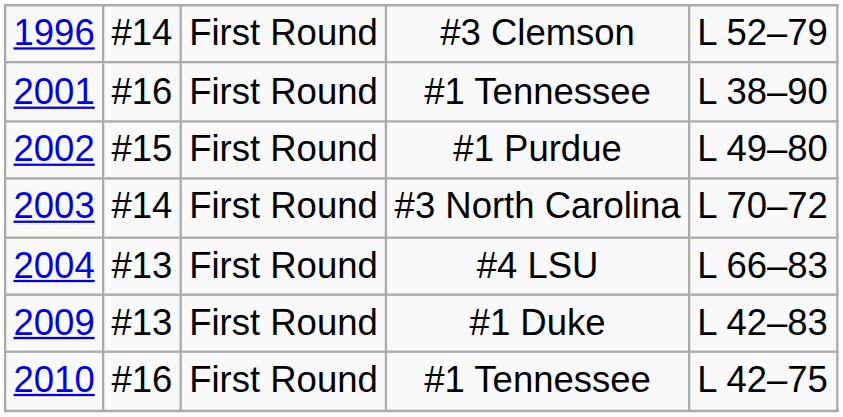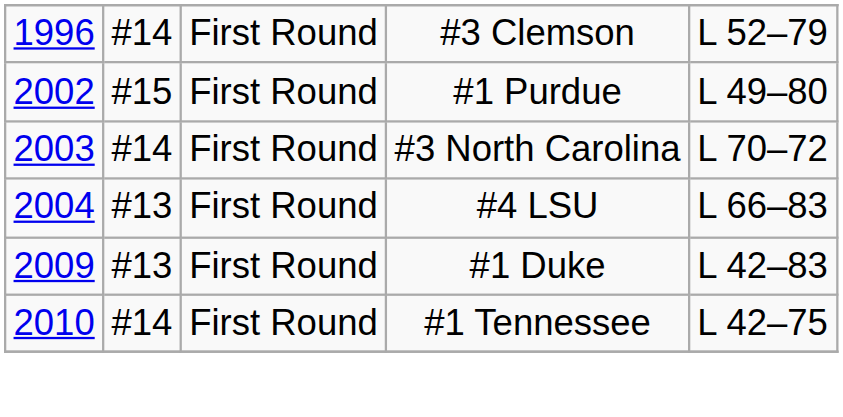- row: (54, 91)
(142, 380) #16 -> (142, 322) #14
